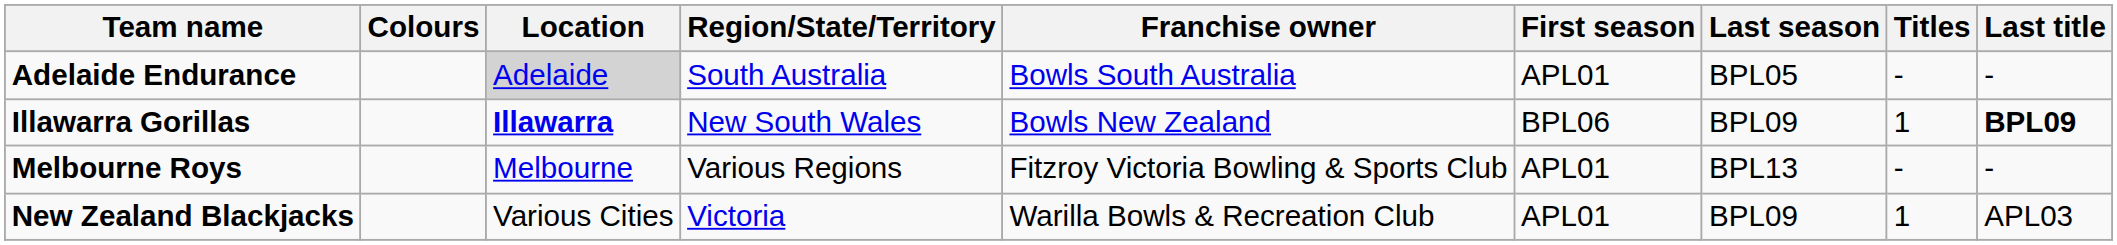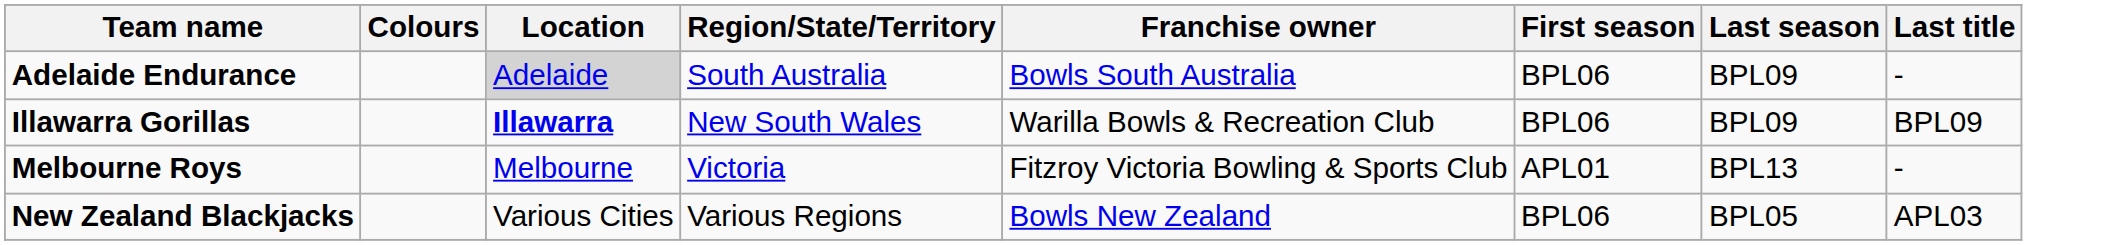- column: (1932, 27)
(1565, 74) APL01 -> (1565, 74) BPL06
(1753, 74) BPL05 -> (1753, 74) BPL09
(1140, 121) Bowls New Zealand -> (1222, 121) Warilla Bowls & Recreation Club
(2030, 121) bold -> (1938, 121) normal
(795, 168) Various Regions -> (736, 168) Victoria
(736, 215) Victoria -> (795, 215) Various Regions
(1222, 215) Warilla Bowls & Recreation Club -> (1140, 215) Bowls New Zealand
(1565, 215) APL01 -> (1565, 215) BPL06
(1753, 215) BPL09 -> (1753, 215) BPL05
